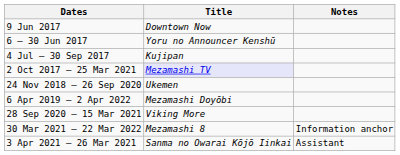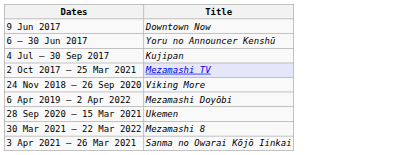- column: (344, 12)
(162, 85) Ukemen -> (175, 85) Viking More
(175, 114) Viking More -> (162, 114) Ukemen
